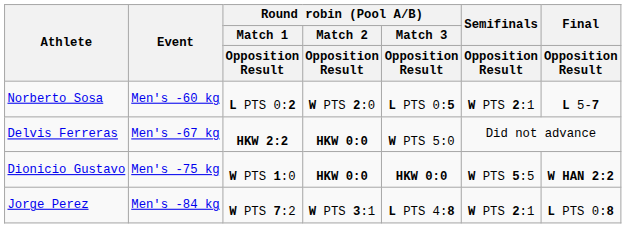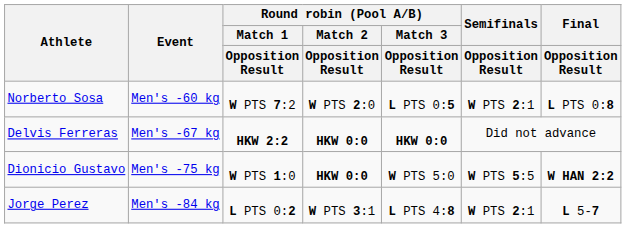(262, 106) L PTS 0:2 -> (262, 106) W PTS 7:2
(581, 106) L 5-7 -> (581, 106) L PTS 0:8
(422, 141) W PTS 5:0 -> (422, 141) HKW 0:0
(422, 177) HKW 0:0 -> (422, 177) W PTS 5:0
(262, 212) W PTS 7:2 -> (262, 212) L PTS 0:2
(581, 212) L PTS 0:8 -> (581, 212) L 5-7
